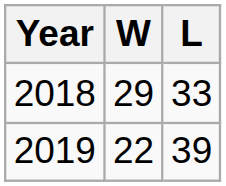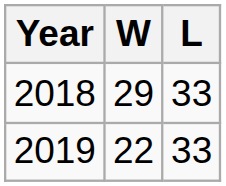(192, 151) 39 -> (192, 151) 33
